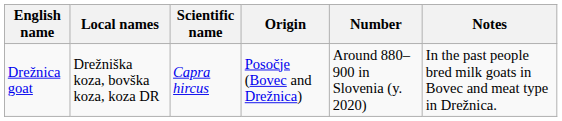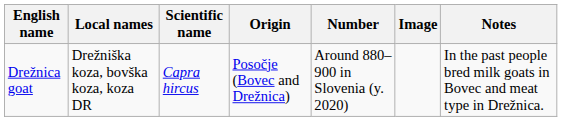+ column: (418, 24)
